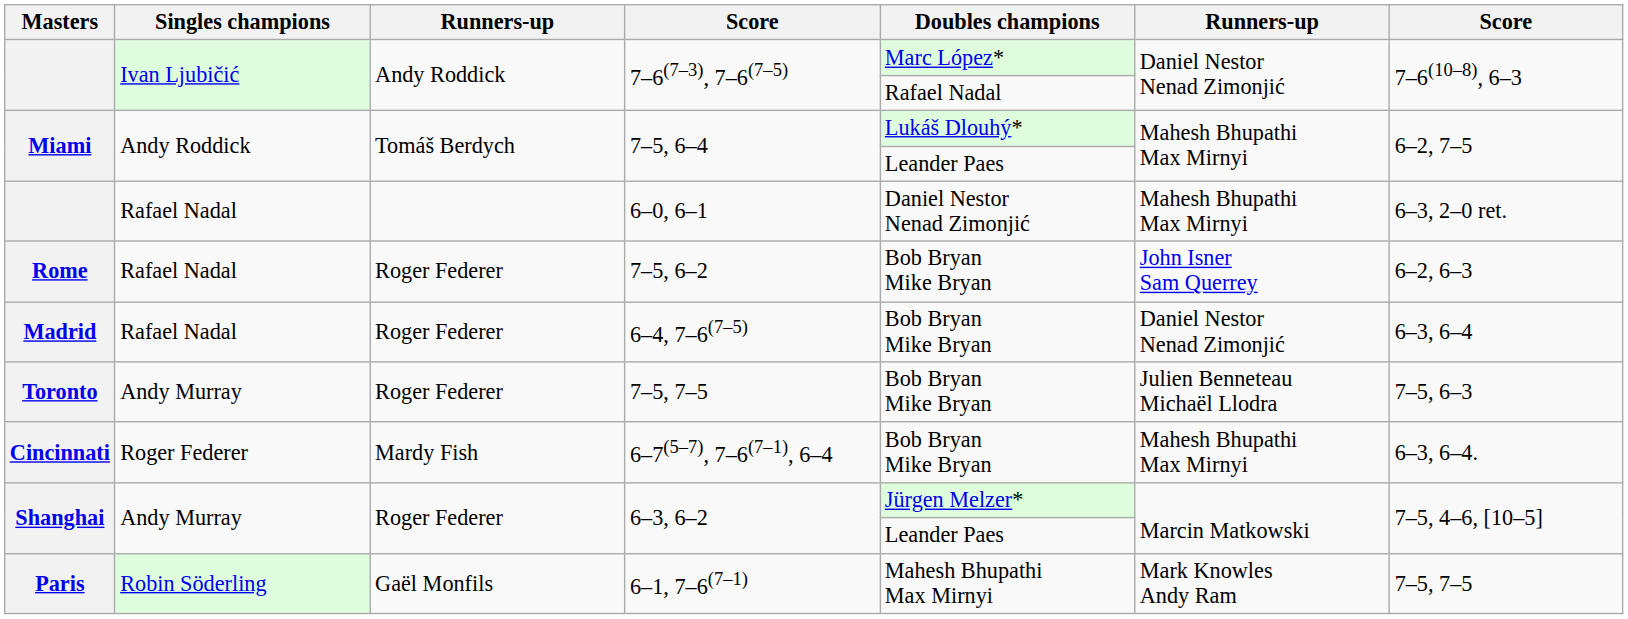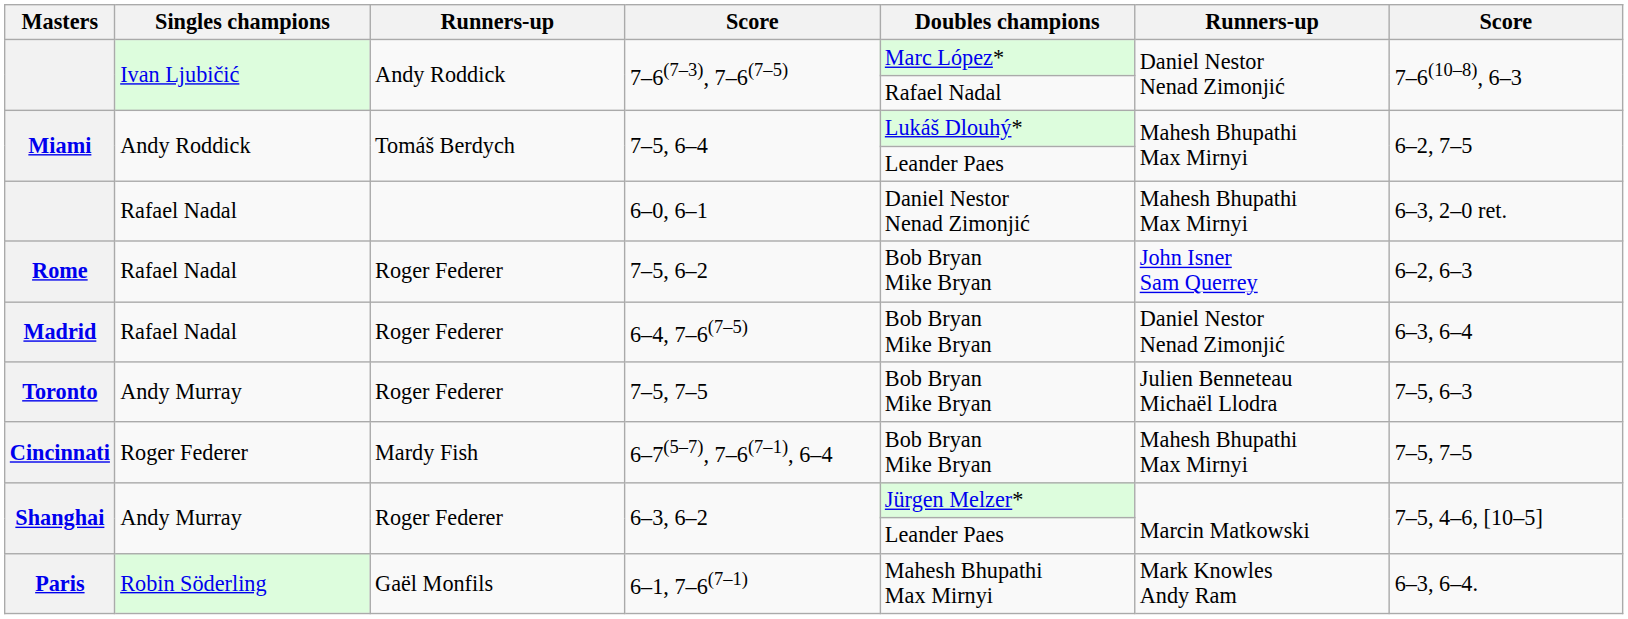(1436, 452) 6–3, 6–4. -> (1434, 452) 7–5, 7–5
(1434, 583) 7–5, 7–5 -> (1436, 583) 6–3, 6–4.
